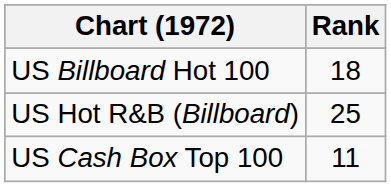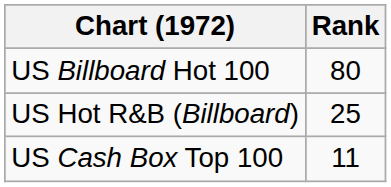(345, 70) 18 -> (345, 70) 80
